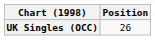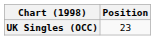(125, 28) 26 -> (125, 28) 23
